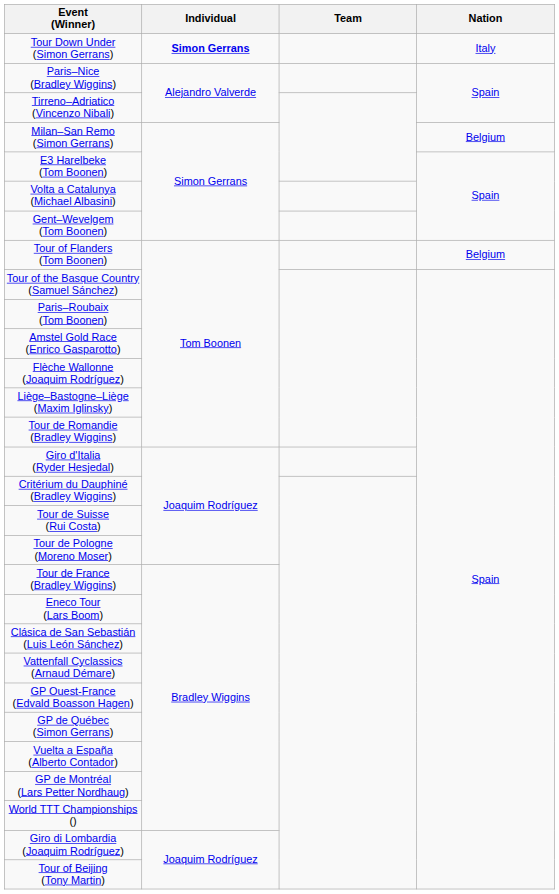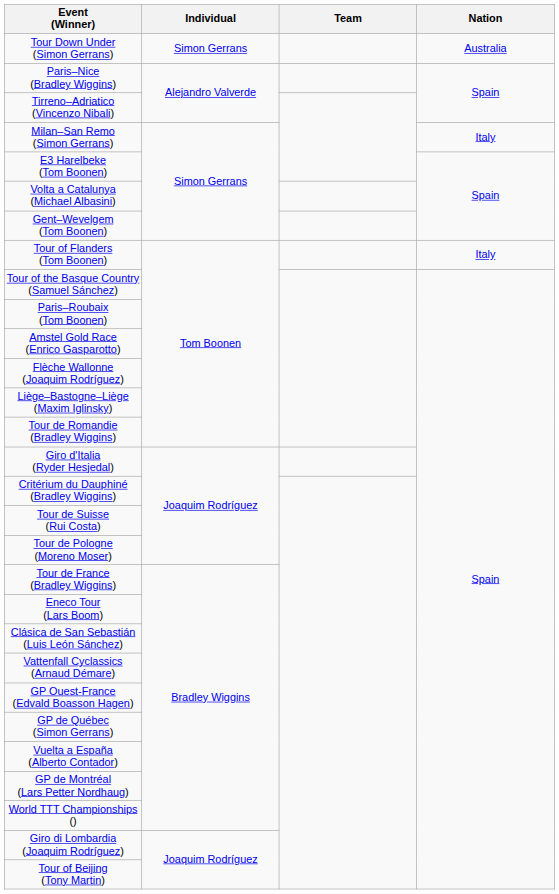(211, 48) bold -> (211, 48) normal
(485, 48) Italy -> (485, 48) Australia
(485, 137) Belgium -> (485, 137) Italy
(485, 255) Belgium -> (485, 255) Italy
